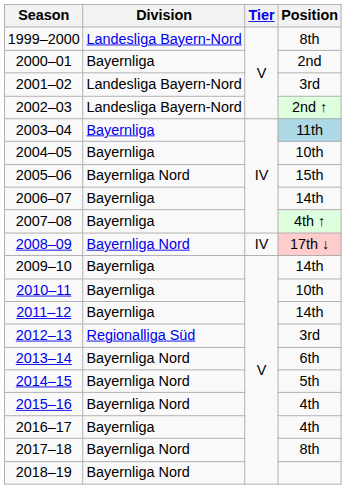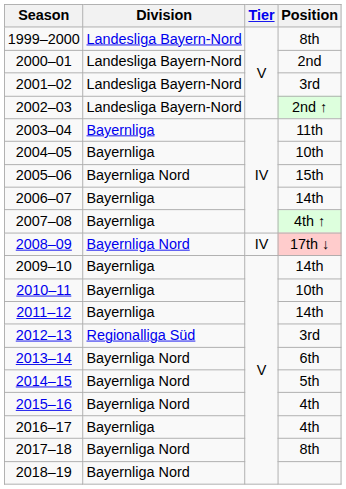(121, 61) Bayernliga -> (164, 61) Landesliga Bayern-Nord
(310, 130) lightblue background -> (310, 130) no background
